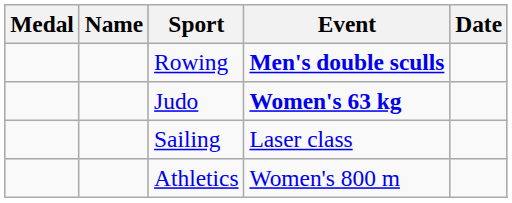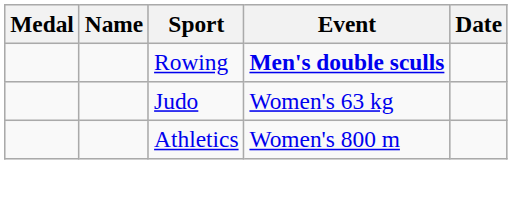(325, 101) bold -> (321, 101) normal
- row: (187, 139)
